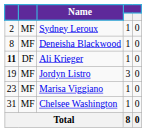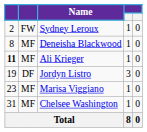(28, 28) MF -> (28, 28) FW
(28, 58) DF -> (28, 58) MF
(28, 74) MF -> (28, 74) DF
